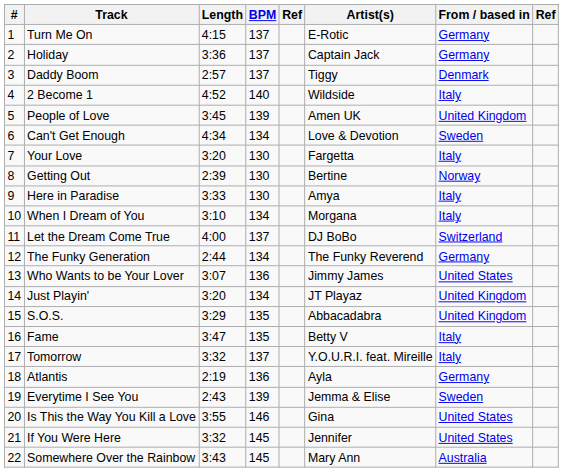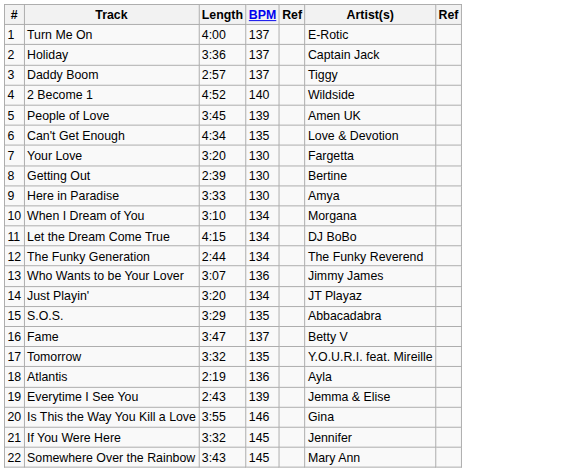- column: (484, 15)
(214, 35) 4:15 -> (214, 35) 4:00
(259, 135) 134 -> (259, 135) 135
(214, 236) 4:00 -> (214, 236) 4:15
(259, 236) 137 -> (259, 236) 134
(259, 337) 135 -> (259, 337) 137
(259, 357) 137 -> (259, 357) 135
